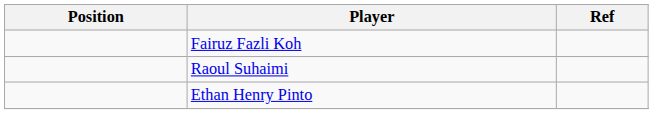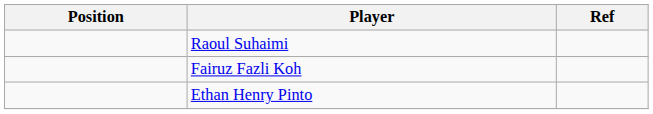rows swapped: (240, 69) <-> (246, 43)
